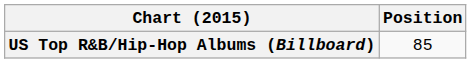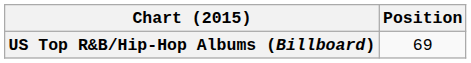(423, 45) 85 -> (423, 45) 69
